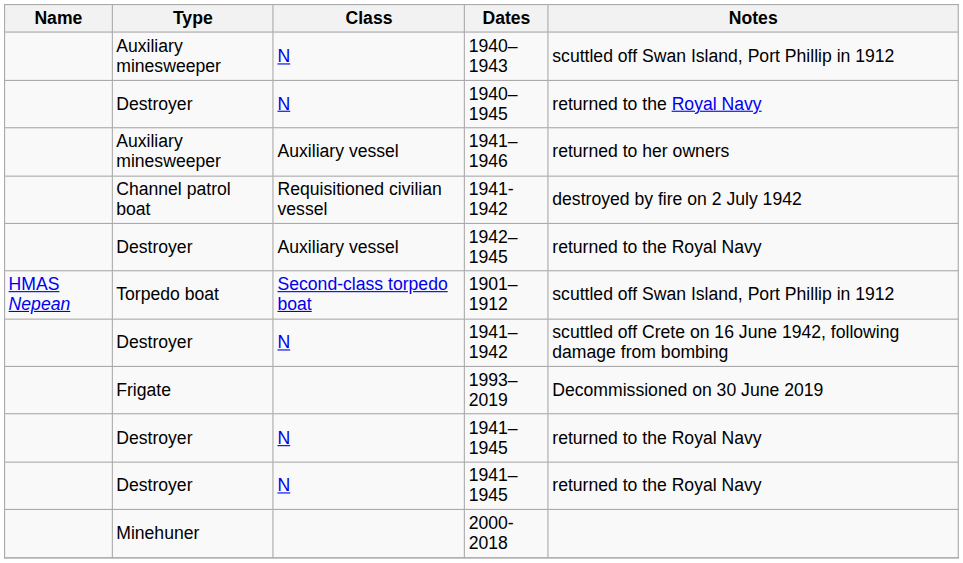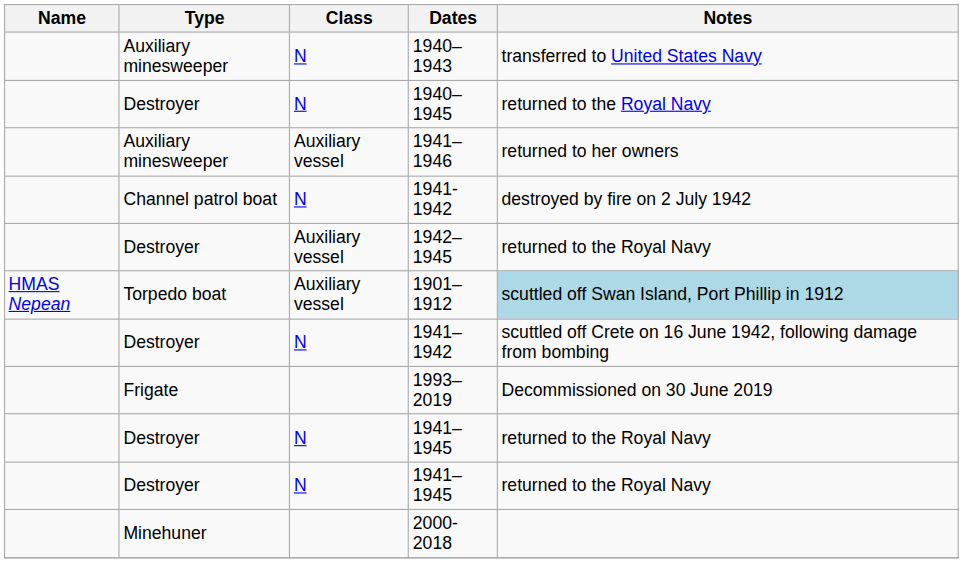(723, 56) scuttled off Swan Island, Port Phillip in 1912 -> (632, 56) transferred to United States Navy
(360, 199) Requisitioned civilian vessel -> (300, 199) N
(363, 294) Second-class torpedo boat -> (327, 294) Auxiliary vessel
(723, 294) no background -> (673, 294) lightblue background
